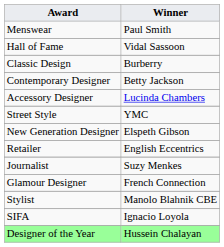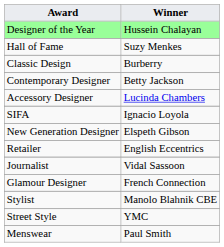rows swapped: (51, 234) <-> (29, 30)
(154, 47) Vidal Sassoon -> (153, 47) Suzy Menkes
rows swapped: (32, 115) <-> (18, 217)
(153, 166) Suzy Menkes -> (154, 166) Vidal Sassoon
